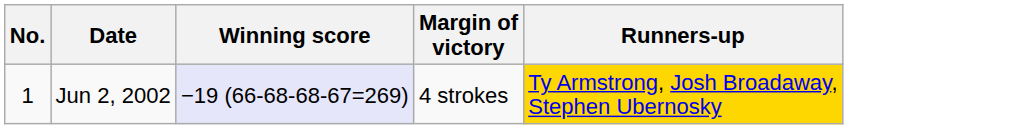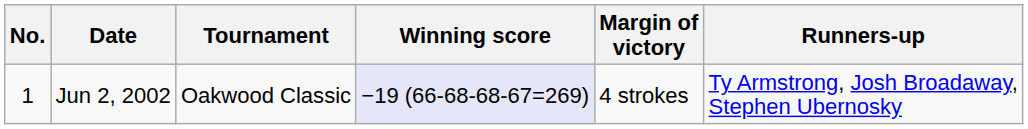+ column: (266, 35)
(683, 94) gold background -> (863, 94) no background
